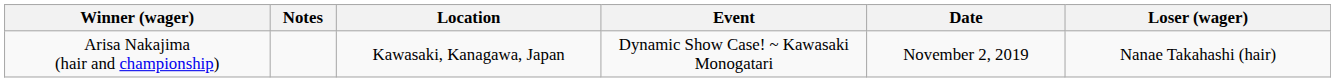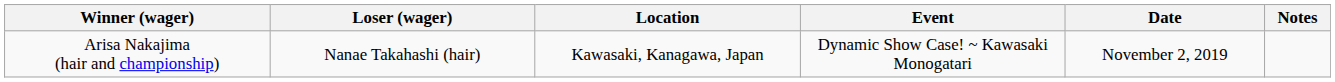columns swapped: (1198, 17) <-> (303, 17)
